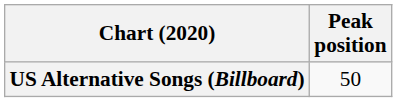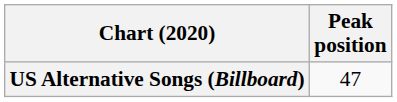(350, 79) 50 -> (350, 79) 47
